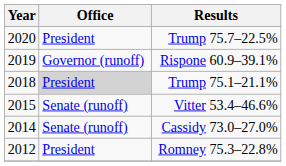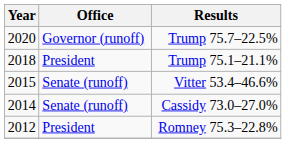(69, 37) President -> (93, 37) Governor (runoff)
- row: (219, 60)
(69, 82) lightgrey background -> (69, 60) no background
